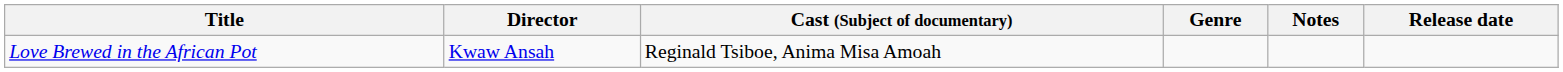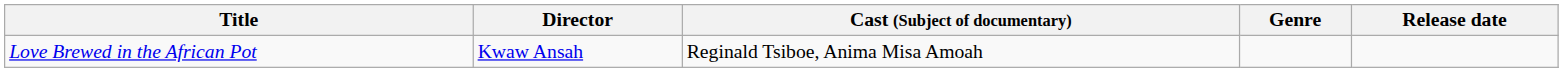- column: (1316, 20)
